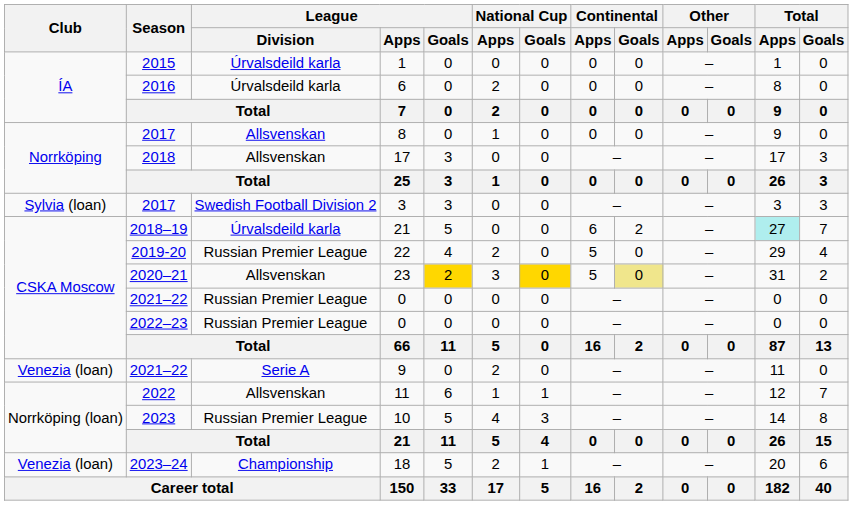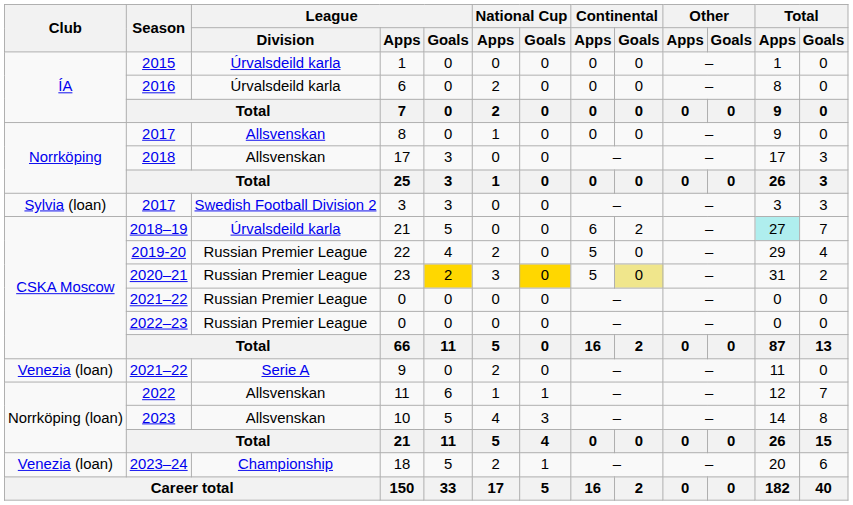(285, 275) Allsvenskan -> (285, 275) Russian Premier League
(285, 417) Russian Premier League -> (285, 417) Allsvenskan
